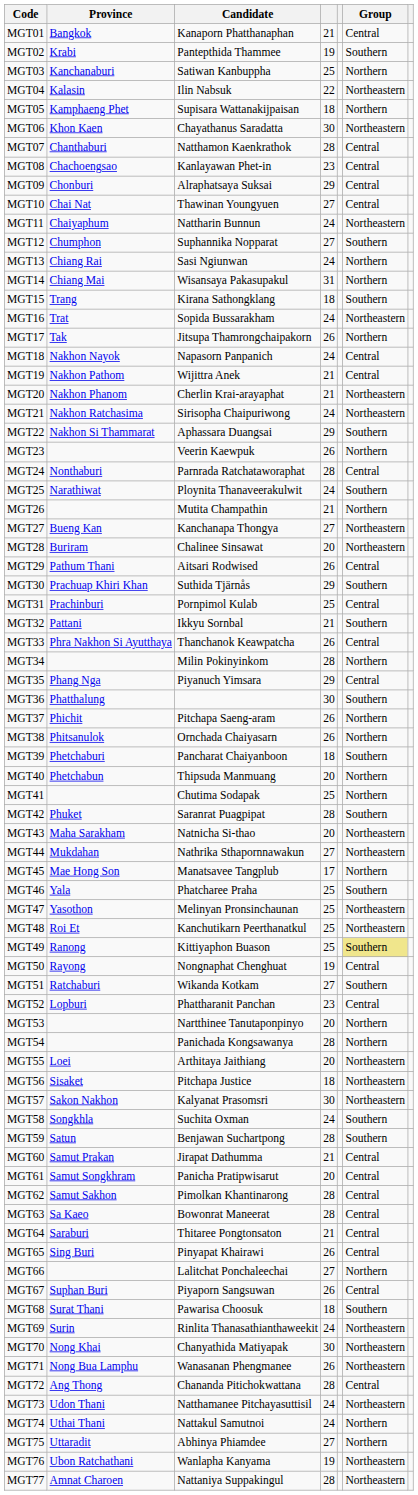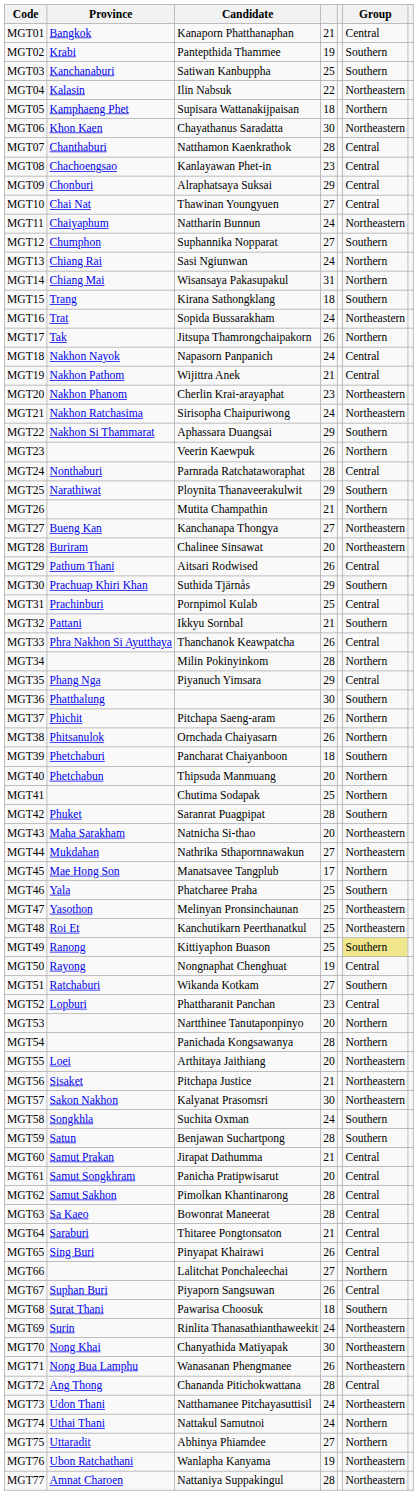(366, 71) Northern -> (366, 71) Southern
(329, 395) 21 -> (329, 395) 23
(329, 490) 24 -> (329, 490) 29
(329, 1080) 18 -> (329, 1080) 21
